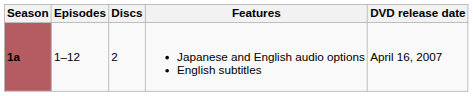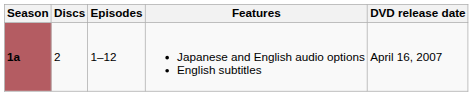columns swapped: (80, 13) <-> (127, 13)
